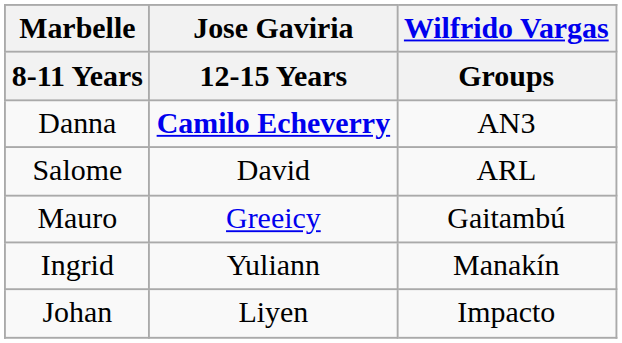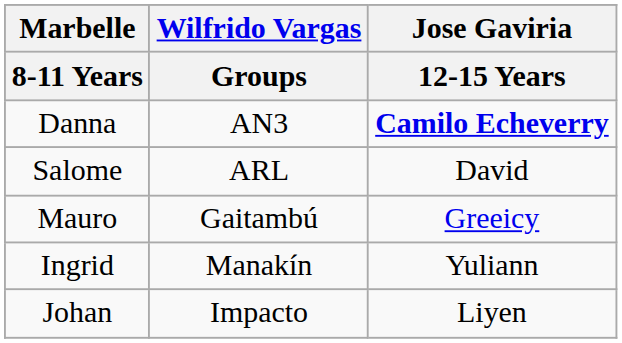columns swapped: (273, 75) <-> (506, 75)
